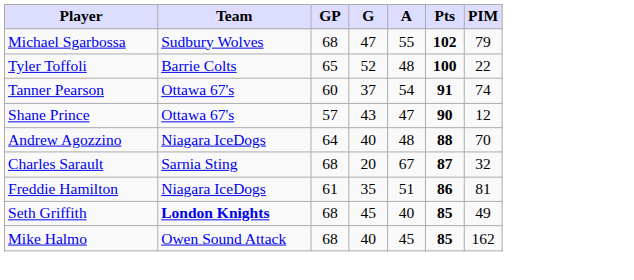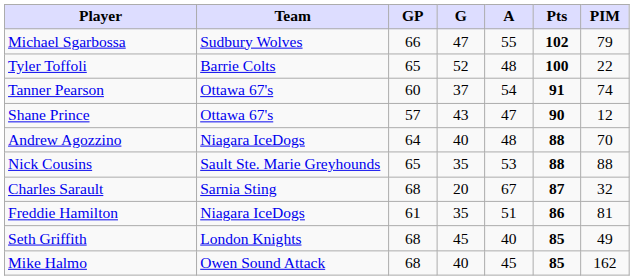(330, 41) 68 -> (413, 41) 66
+ row: (50, 164)
(215, 213) bold -> (251, 238) normal
